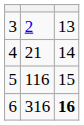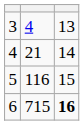(29, 25) 2 -> (29, 25) 4
(37, 106) 316 -> (37, 106) 715
